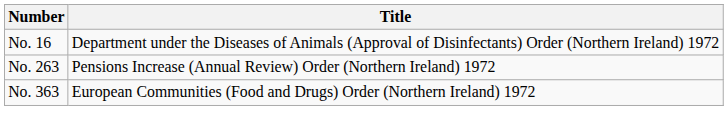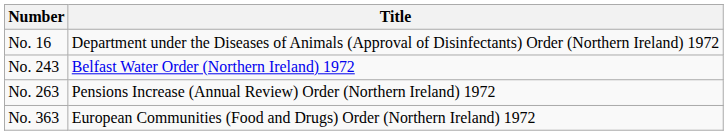+ row: (34, 67)
